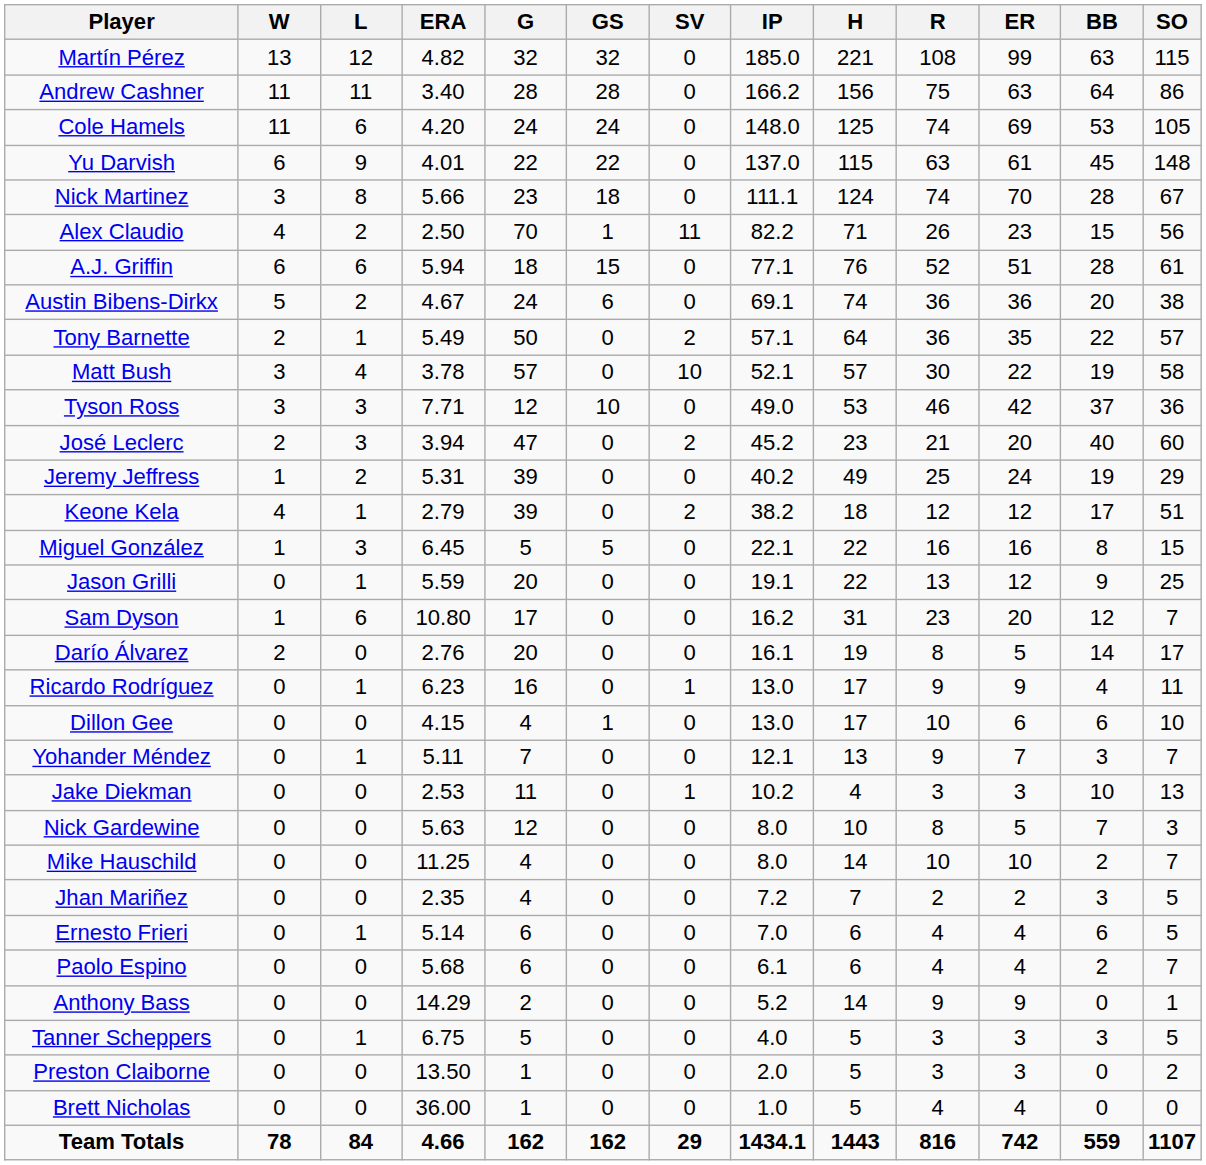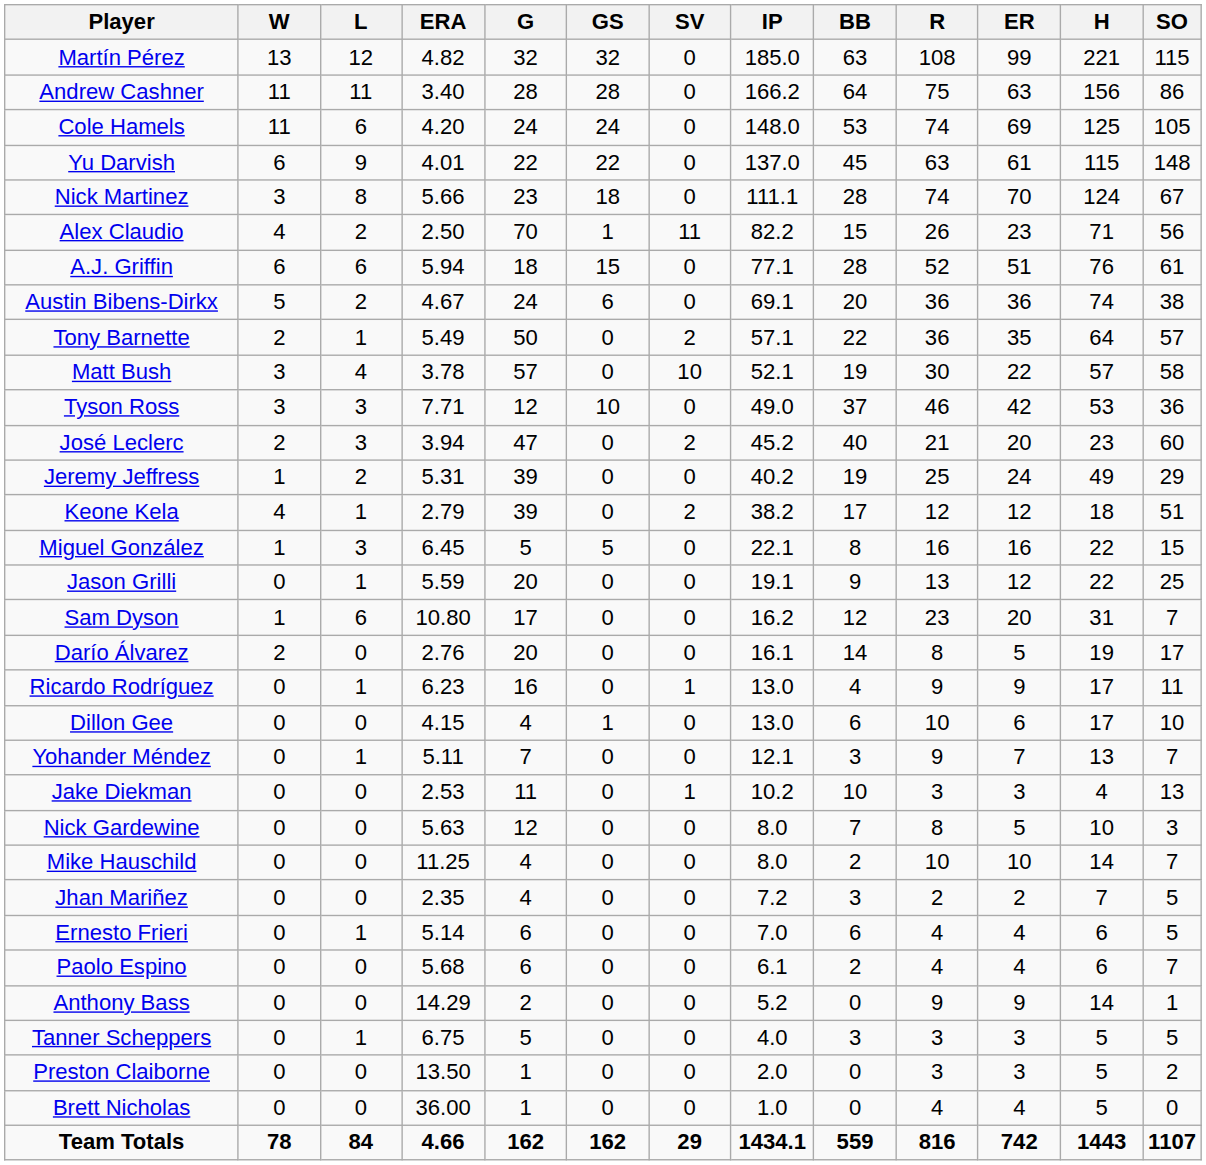columns swapped: (855, 22) <-> (1102, 22)
